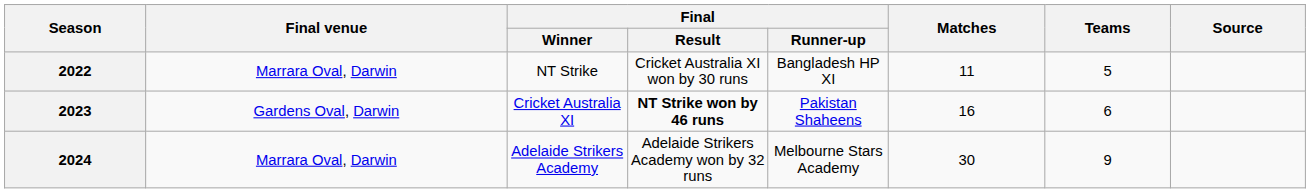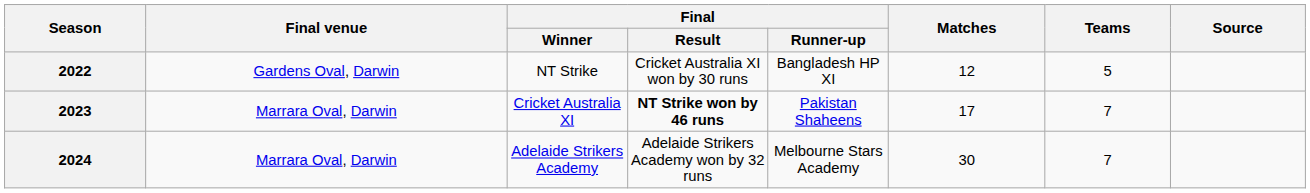(326, 72) Marrara Oval, Darwin -> (326, 72) Gardens Oval, Darwin
(967, 72) 11 -> (967, 72) 12
(326, 112) Gardens Oval, Darwin -> (326, 112) Marrara Oval, Darwin
(967, 112) 16 -> (967, 112) 17
(1108, 112) 6 -> (1108, 112) 7
(1108, 160) 9 -> (1108, 160) 7
